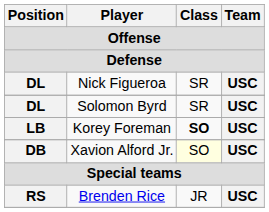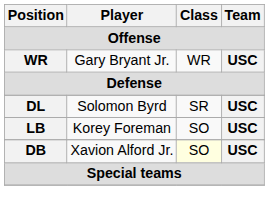+ row: (122, 60)
- row: (122, 83)
(199, 128) bold -> (199, 128) normal
- row: (122, 196)
